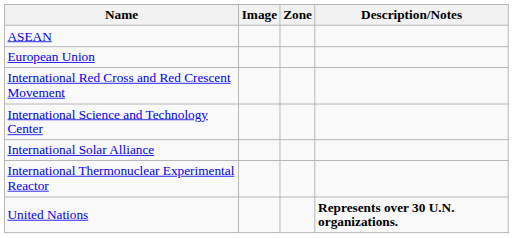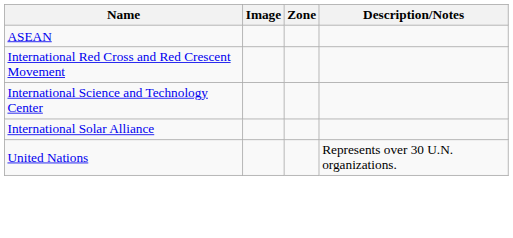- row: (51, 57)
- row: (121, 178)
(386, 214) bold -> (388, 157) normal
